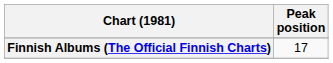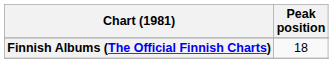(301, 48) 17 -> (301, 48) 18
